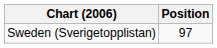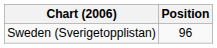(185, 33) 97 -> (185, 33) 96
